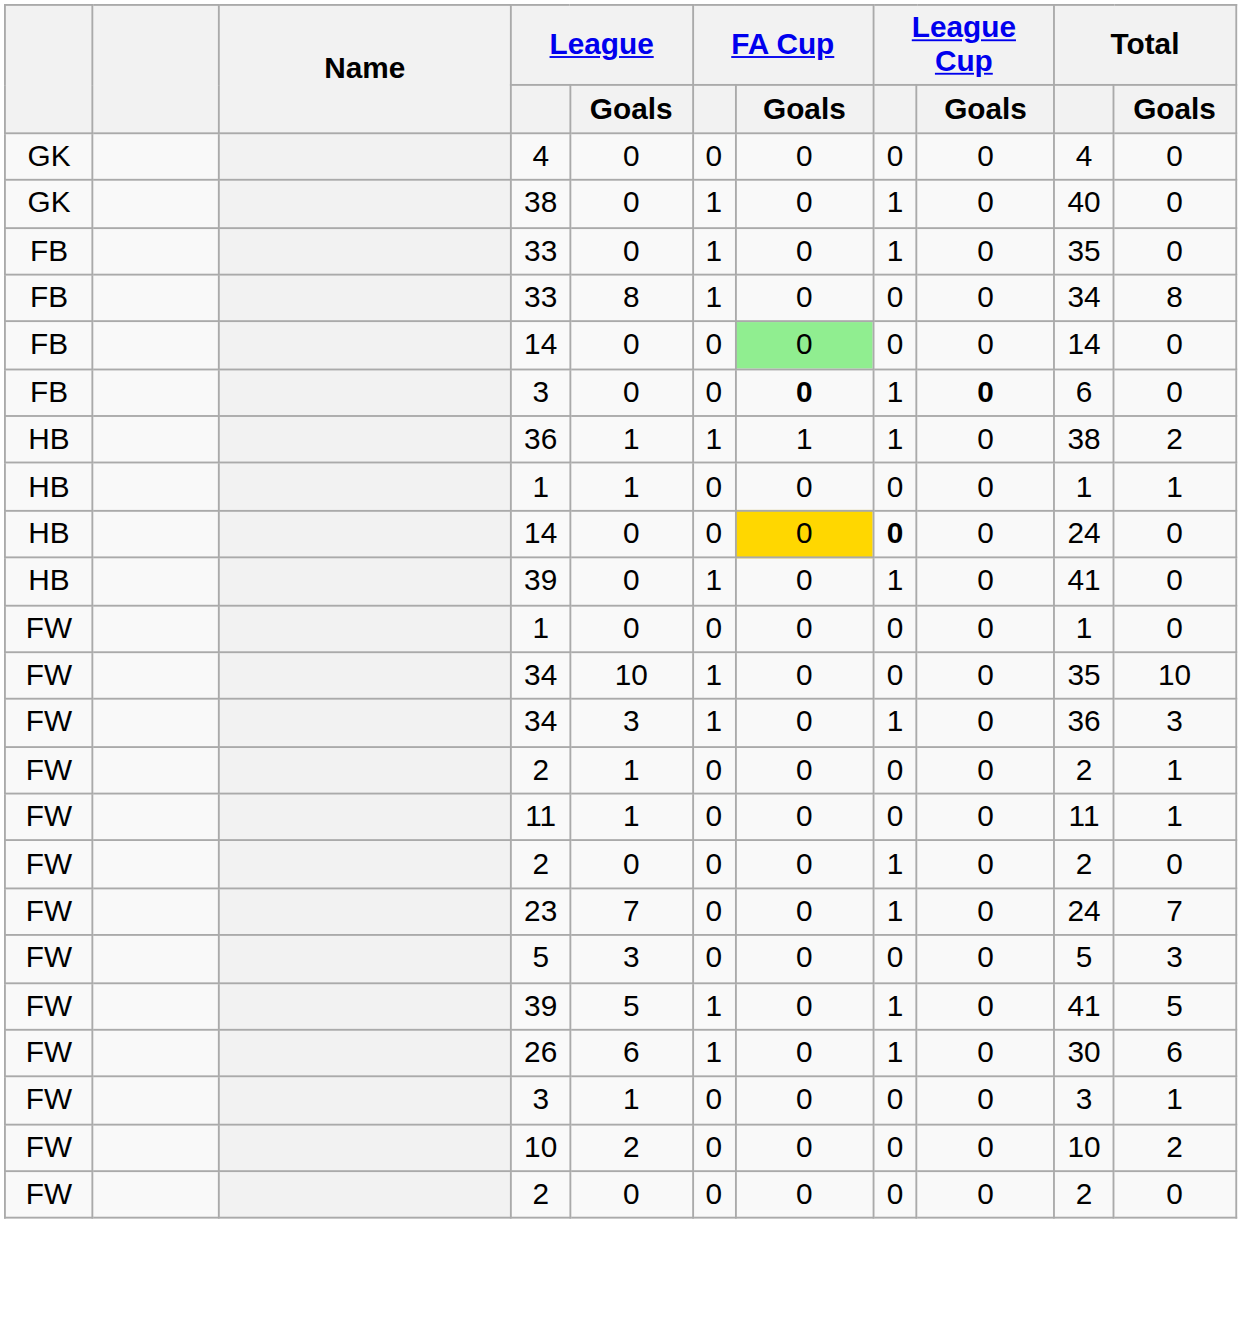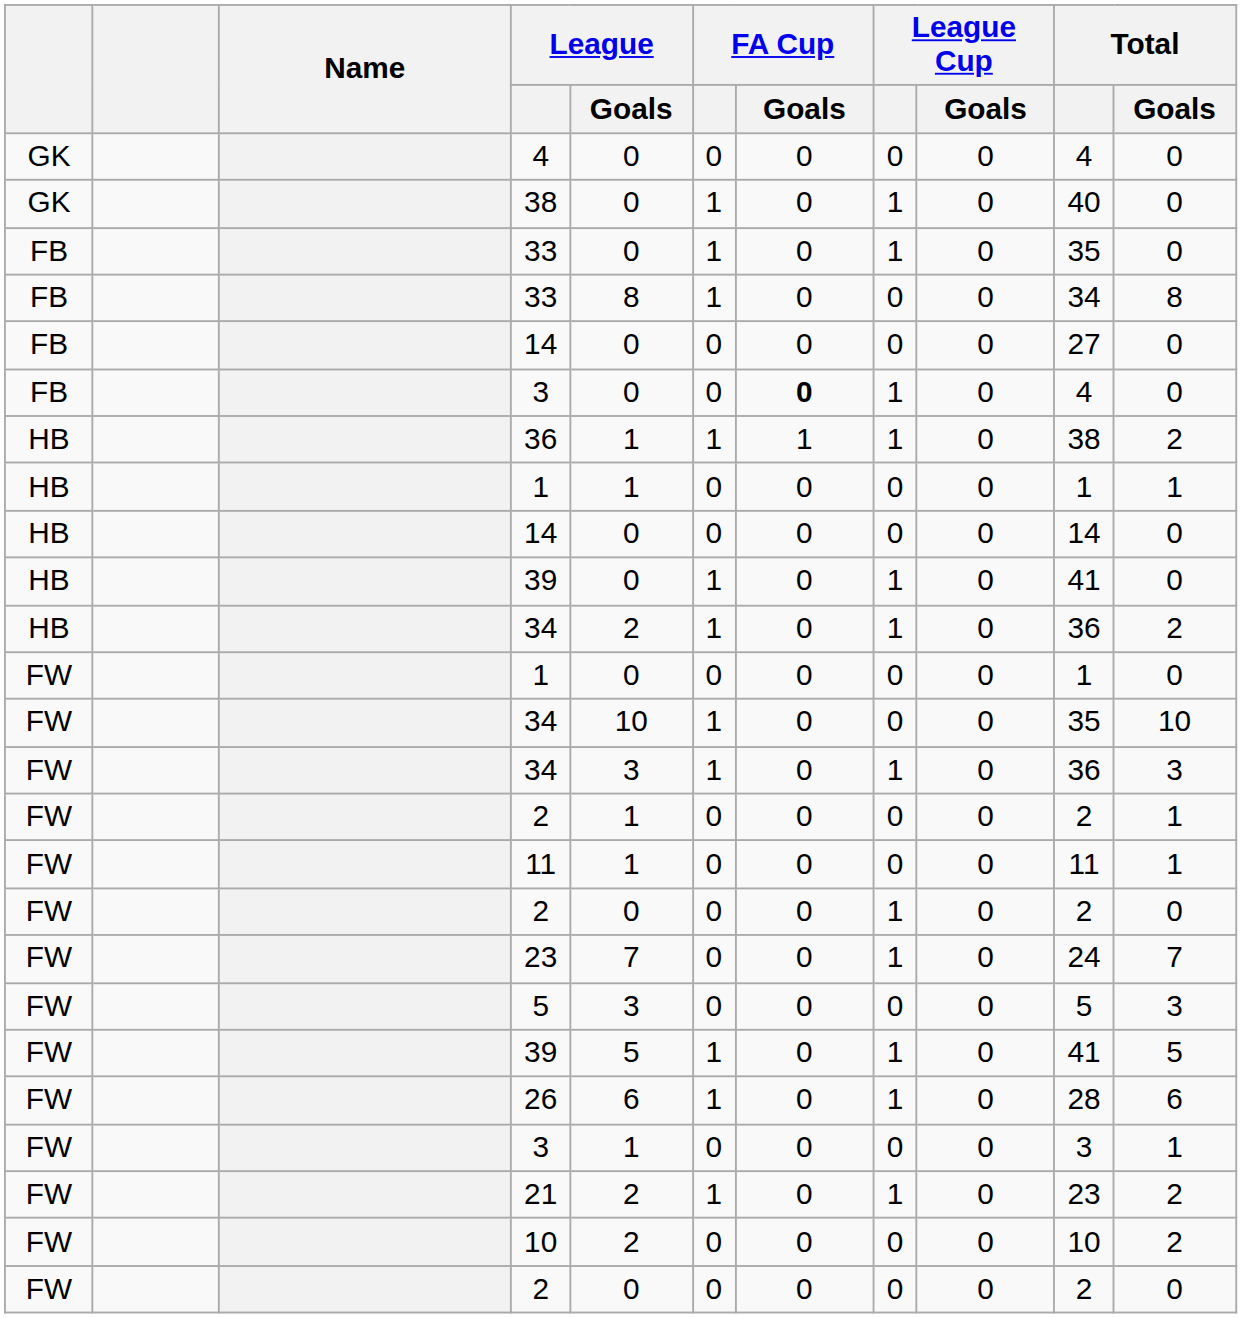(804, 344) lightgreen background -> (804, 344) no background
(1084, 344) 14 -> (1084, 344) 27
(985, 391) bold -> (985, 391) normal
(1084, 391) 6 -> (1084, 391) 4
(804, 533) gold background -> (804, 533) no background
(895, 533) bold -> (895, 533) normal
(1084, 533) 24 -> (1084, 533) 14
+ row: (49, 627)
(1084, 1052) 30 -> (1084, 1099) 28
+ row: (49, 1194)
